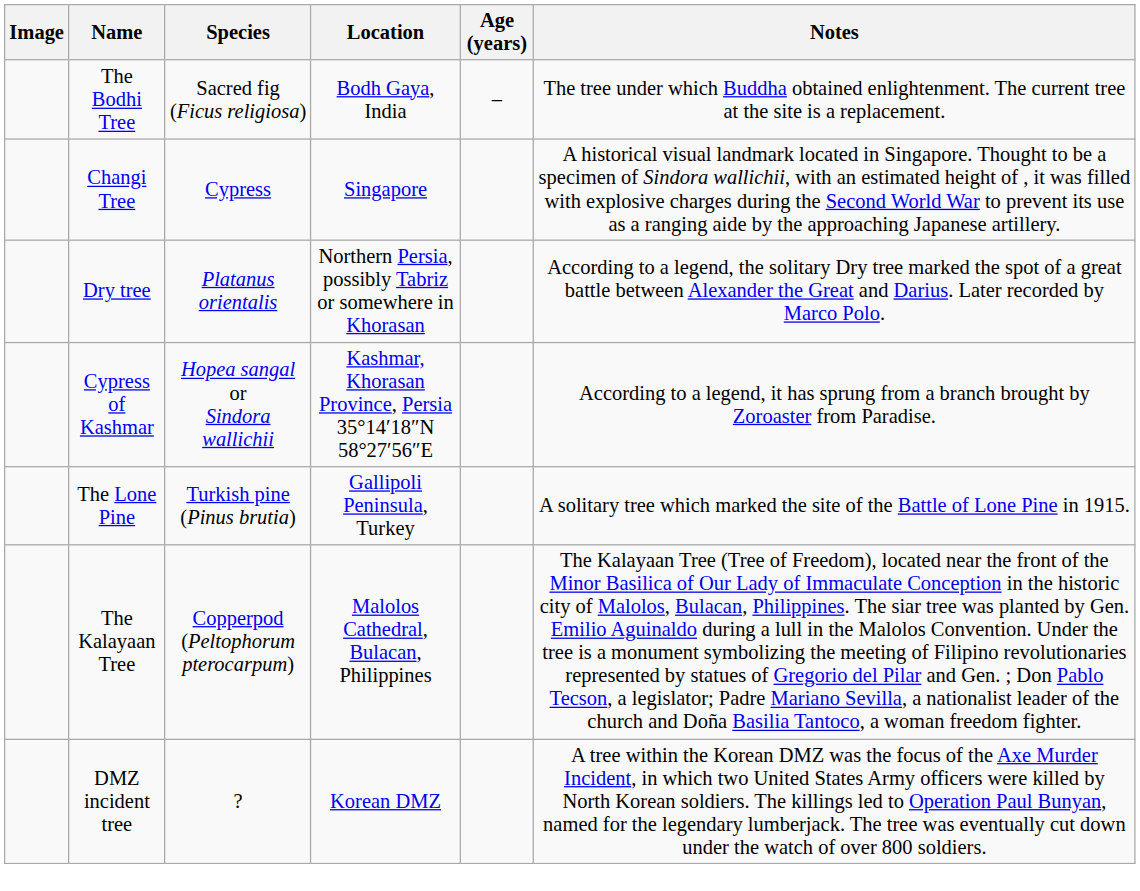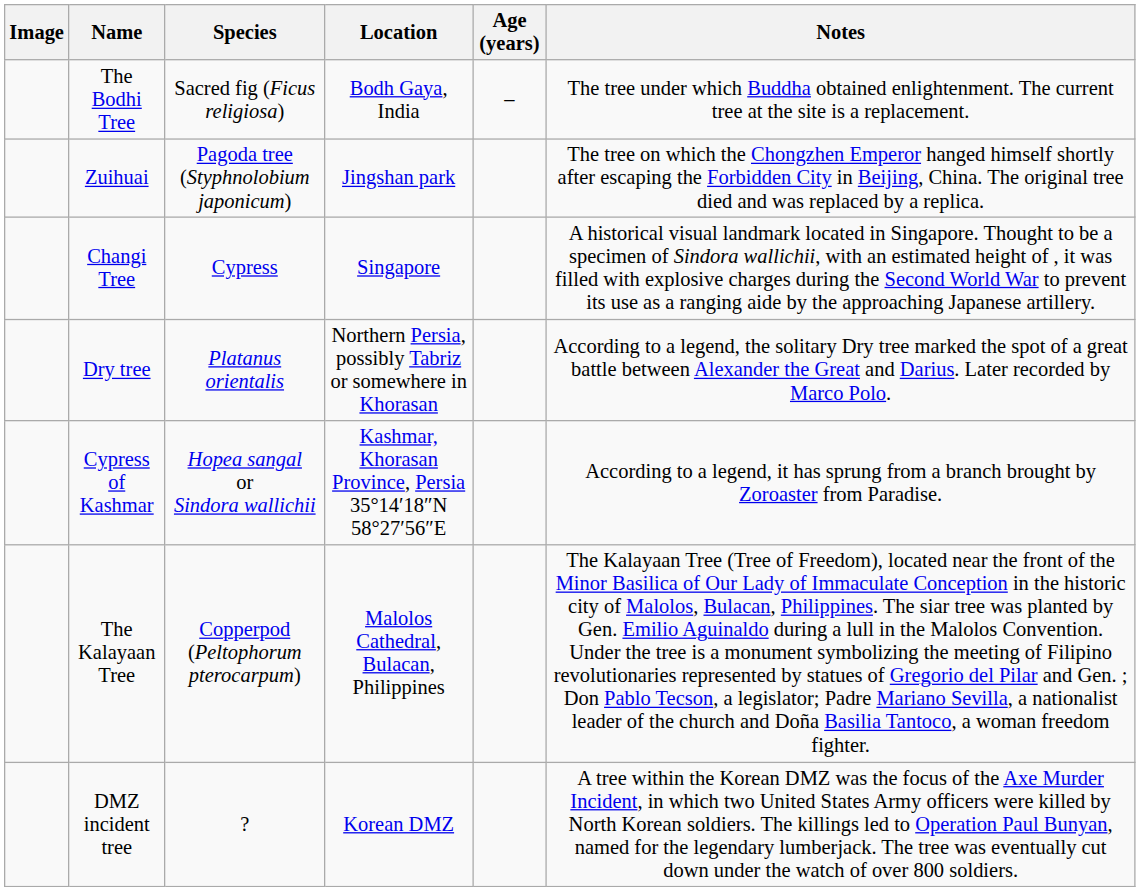+ row: (117, 177)
- row: (117, 505)
